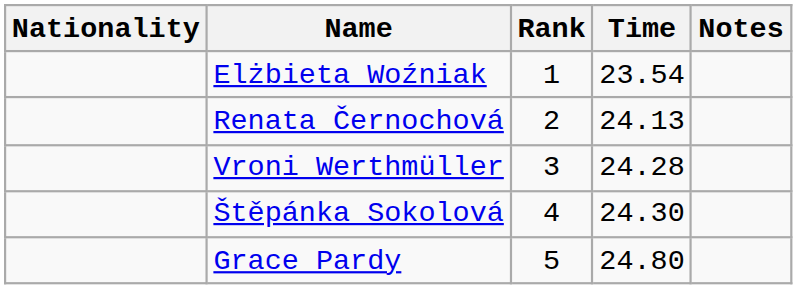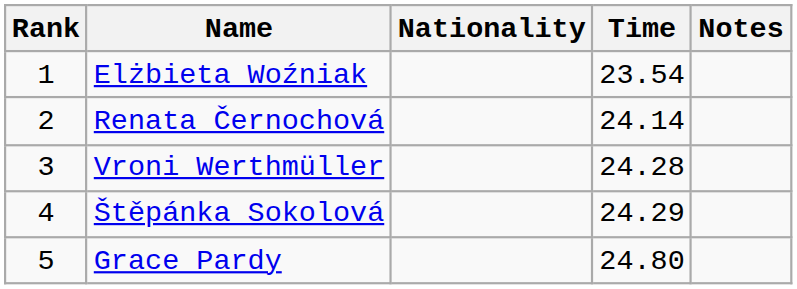columns swapped: (552, 28) <-> (106, 28)
(642, 121) 24.13 -> (642, 121) 24.14
(642, 214) 24.30 -> (642, 214) 24.29
